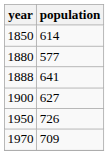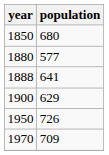(50, 35) 614 -> (50, 35) 680
(50, 98) 627 -> (50, 98) 629
